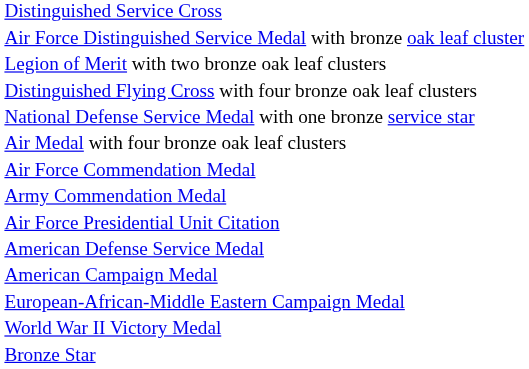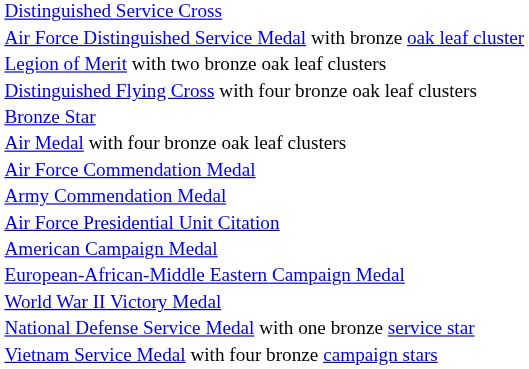rows swapped: (50, 354) <-> (240, 116)
- row: (134, 248)
+ row: (221, 354)
